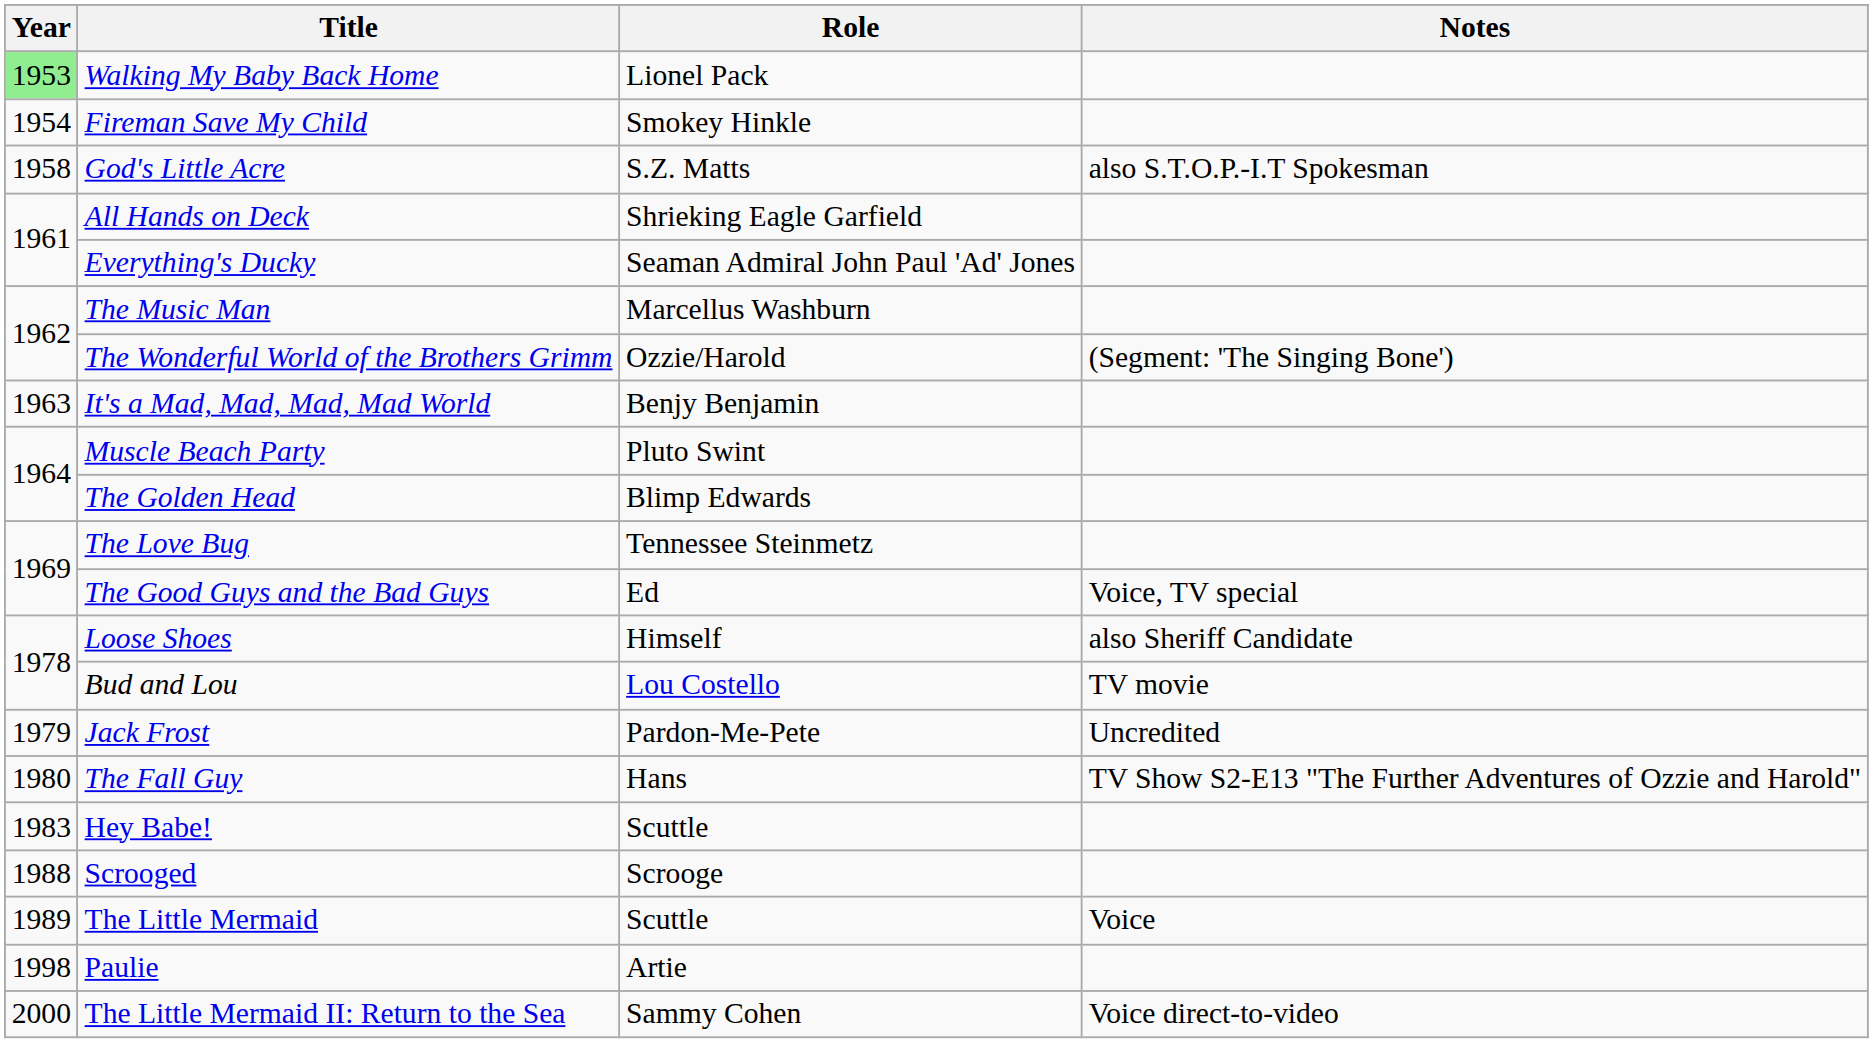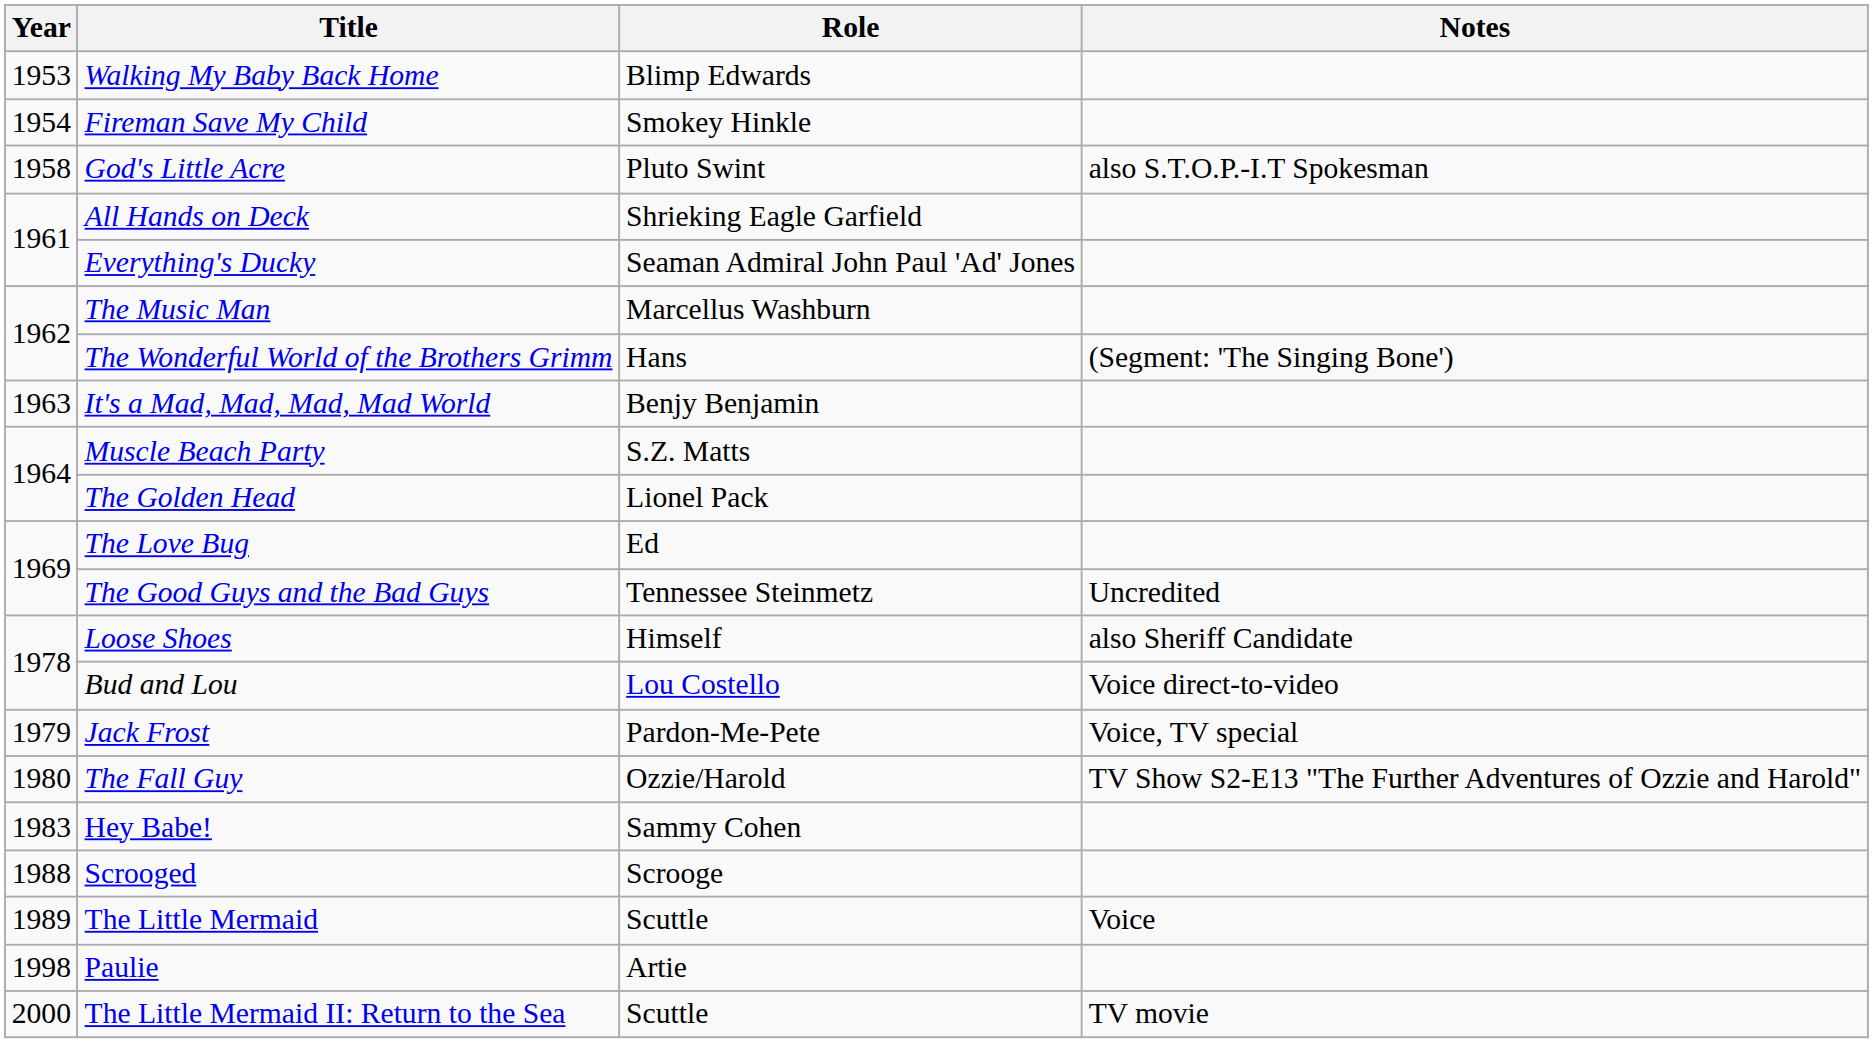(41, 74) lightgreen background -> (41, 74) no background
(697, 74) Lionel Pack -> (719, 74) Blimp Edwards
(688, 168) S.Z. Matts -> (696, 168) Pluto Swint
(706, 356) Ozzie/Harold -> (657, 356) Hans
(696, 450) Pluto Swint -> (688, 450) S.Z. Matts
(719, 497) Blimp Edwards -> (697, 497) Lionel Pack
(750, 544) Tennessee Steinmetz -> (643, 544) Ed
(643, 591) Ed -> (750, 591) Tennessee Steinmetz
(1193, 591) Voice, TV special -> (1154, 591) Uncredited
(1149, 685) TV movie -> (1214, 685) Voice direct-to-video
(1154, 732) Uncredited -> (1193, 732) Voice, TV special
(657, 779) Hans -> (706, 779) Ozzie/Harold
(667, 826) Scuttle -> (714, 826) Sammy Cohen
(714, 1013) Sammy Cohen -> (667, 1013) Scuttle
(1214, 1013) Voice direct-to-video -> (1149, 1013) TV movie
